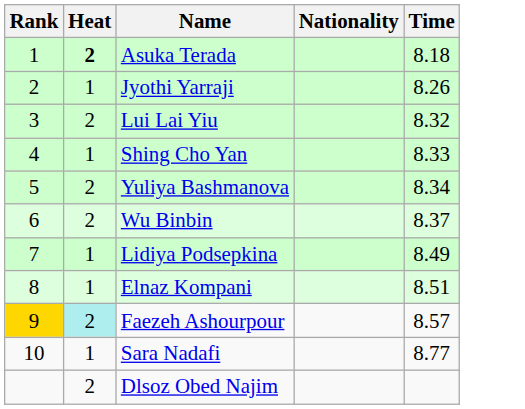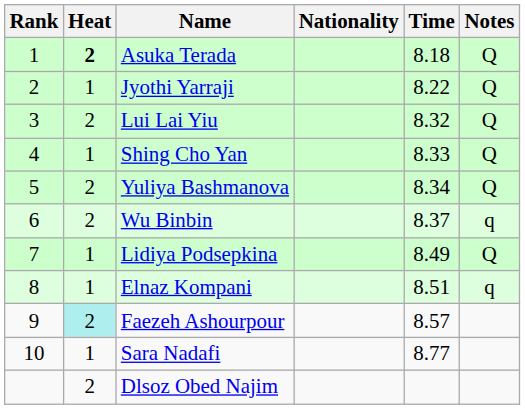+ column: (489, 21)
(432, 87) 8.26 -> (432, 87) 8.22
(34, 320) gold background -> (34, 320) no background
